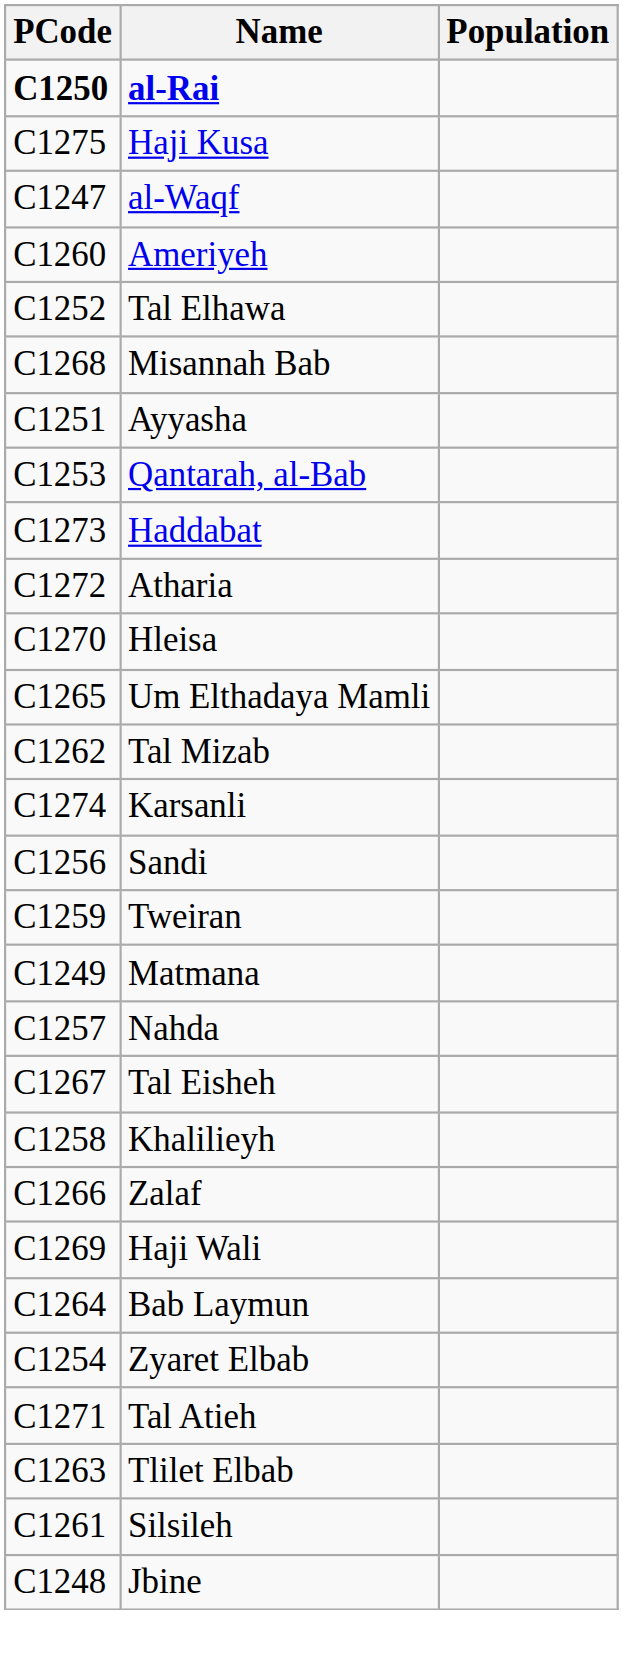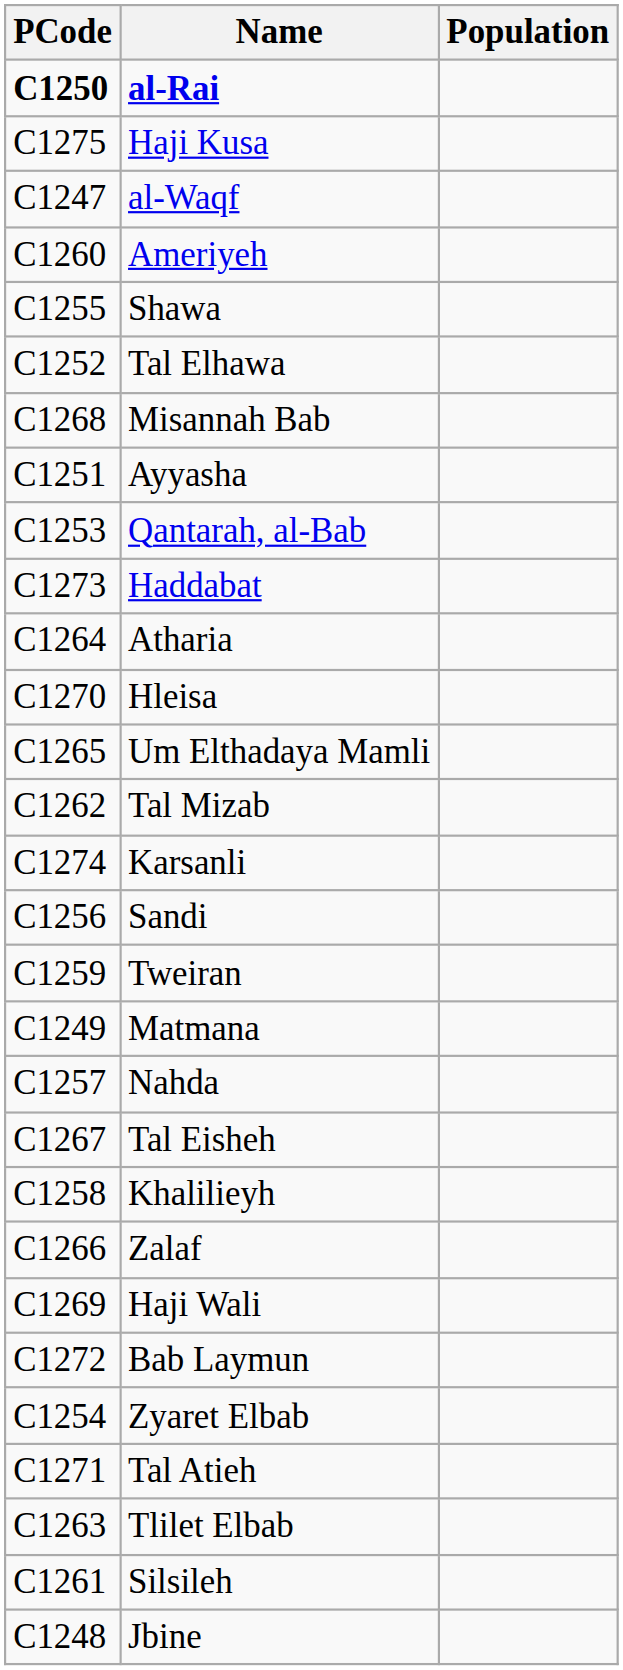+ row: (175, 308)
(60, 585) C1272 -> (60, 640) C1264
(60, 1304) C1264 -> (60, 1359) C1272
